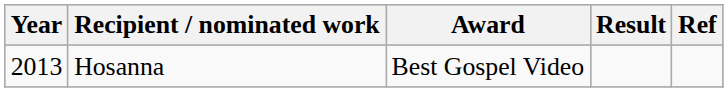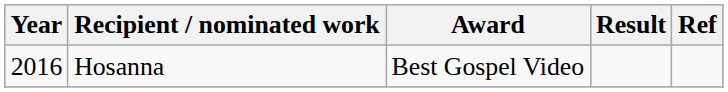(37, 65) 2013 -> (37, 65) 2016
